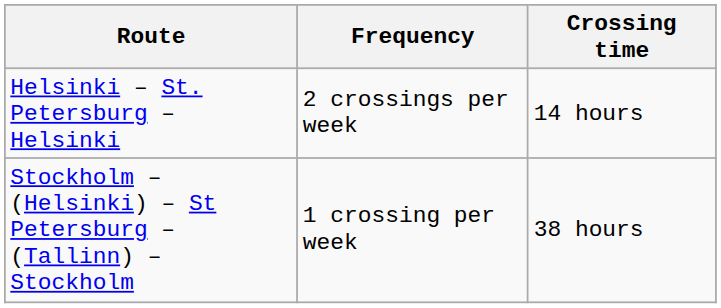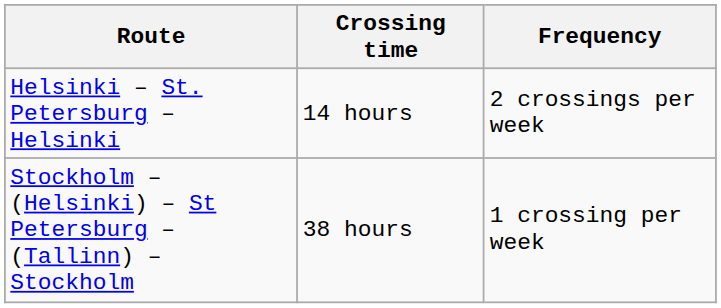columns swapped: (413, 37) <-> (622, 37)
